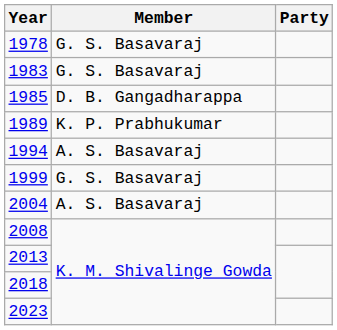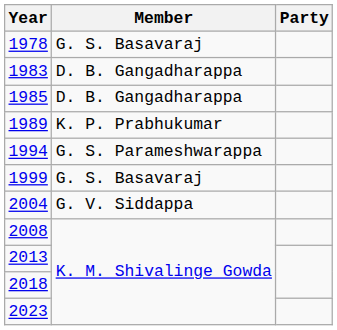(129, 71) G. S. Basavaraj -> (149, 71) D. B. Gangadharappa
(129, 151) A. S. Basavaraj -> (159, 151) G. S. Parameshwarappa
(129, 205) A. S. Basavaraj -> (124, 205) G. V. Siddappa
